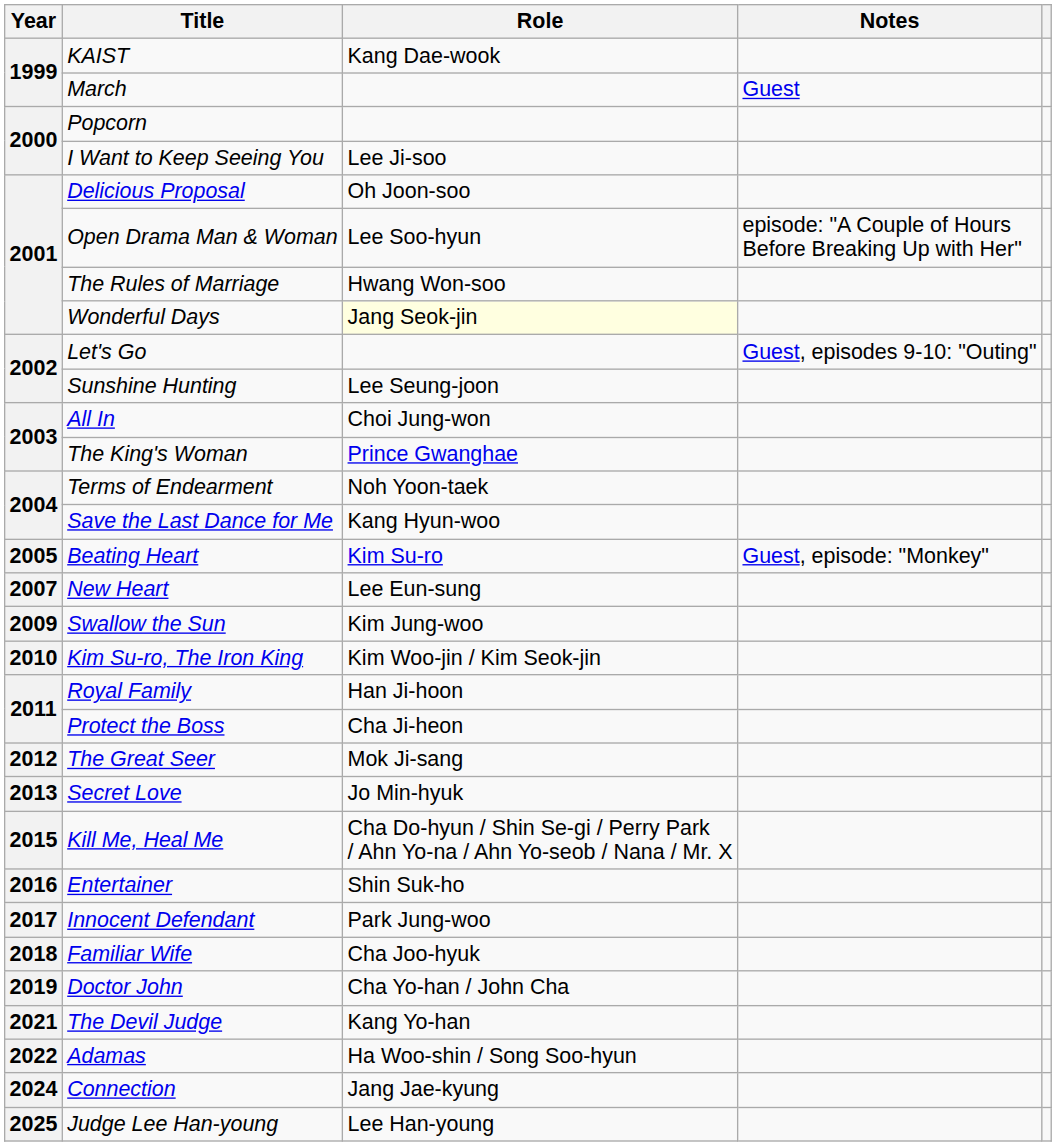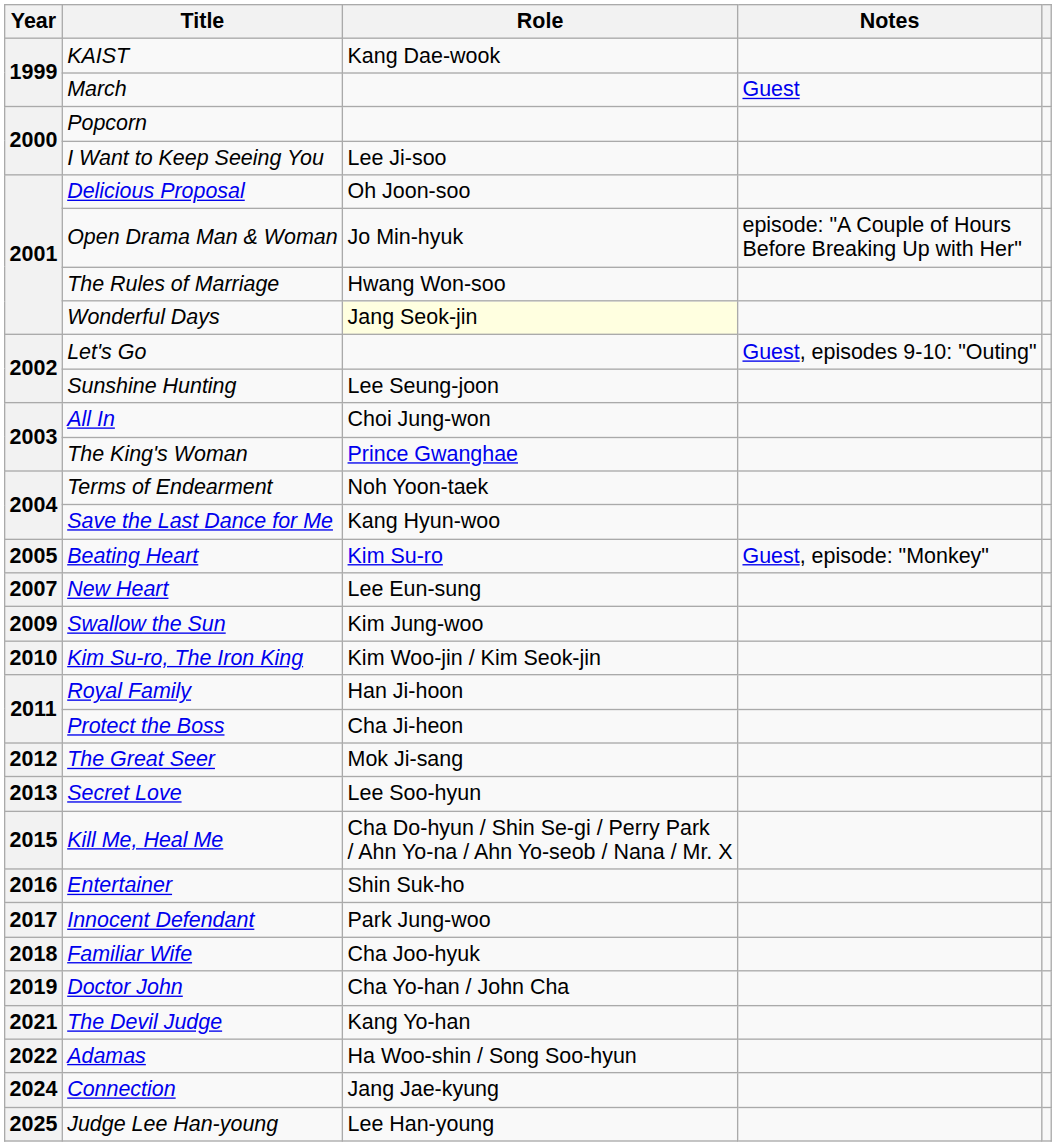(414, 237) Lee Soo-hyun -> (405, 237) Jo Min-hyuk
(405, 793) Jo Min-hyuk -> (414, 793) Lee Soo-hyun
